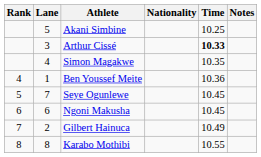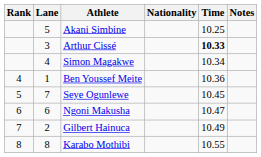(213, 62) 10.35 -> (213, 62) 10.34
(213, 111) 10.45 -> (213, 111) 10.47
